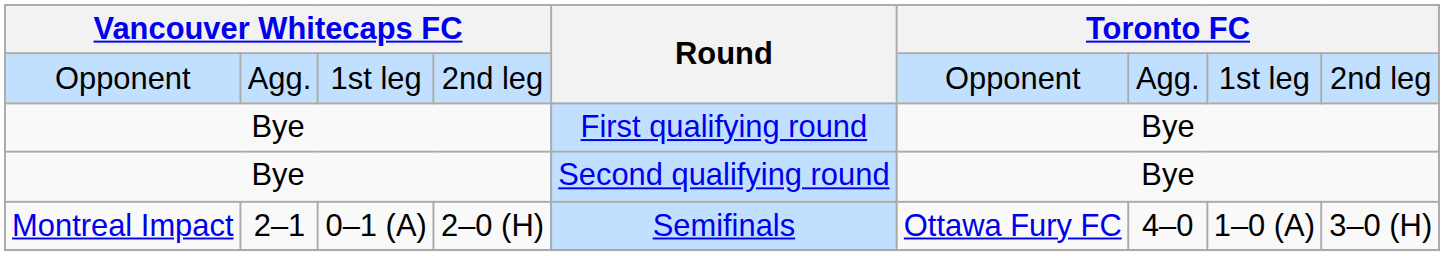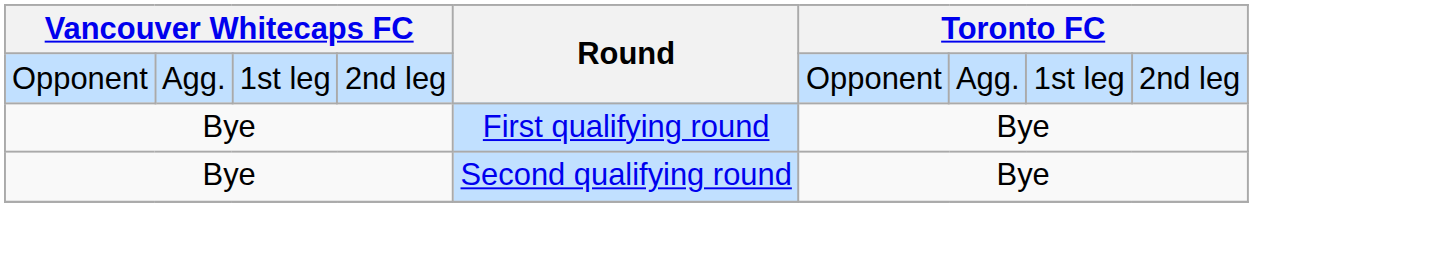- row: (123, 224)
